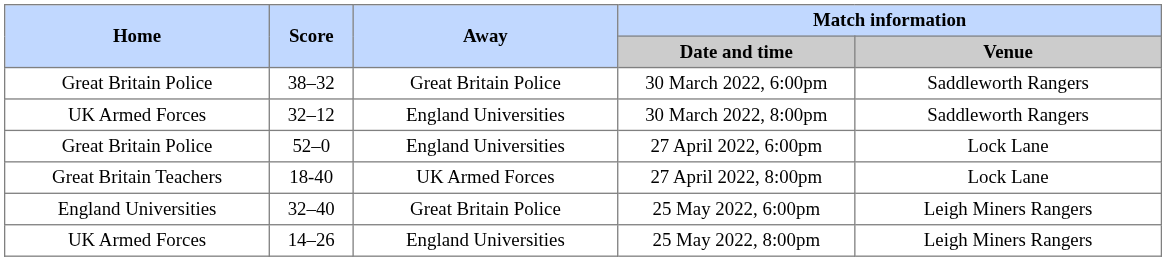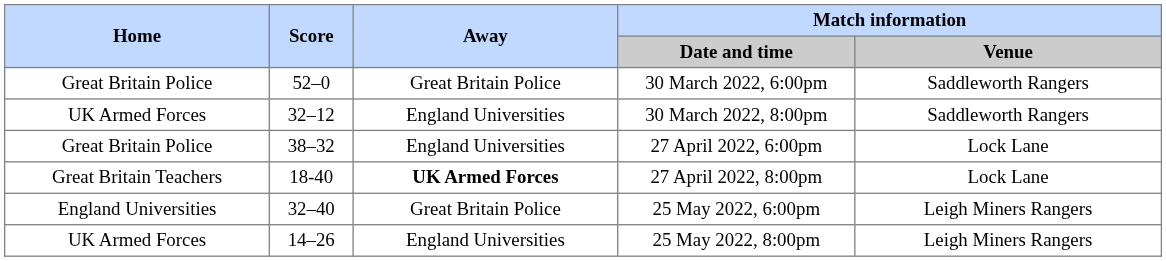(311, 83) 38–32 -> (311, 83) 52–0
(311, 145) 52–0 -> (311, 145) 38–32
(485, 177) normal -> (485, 177) bold
